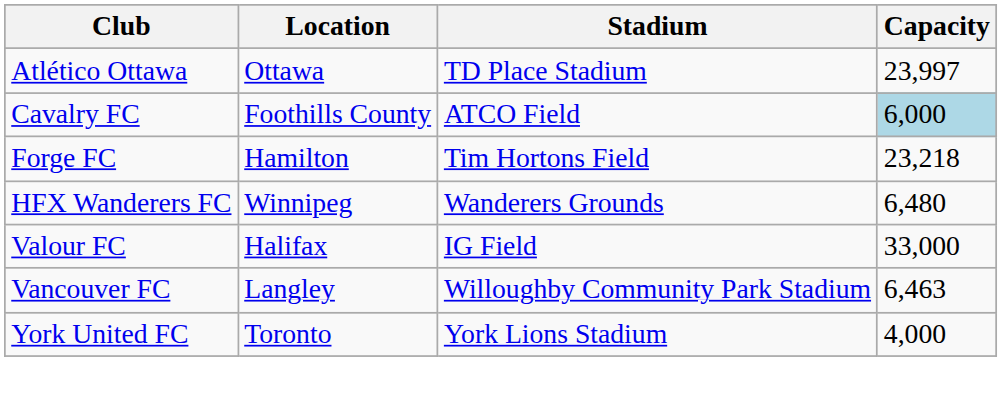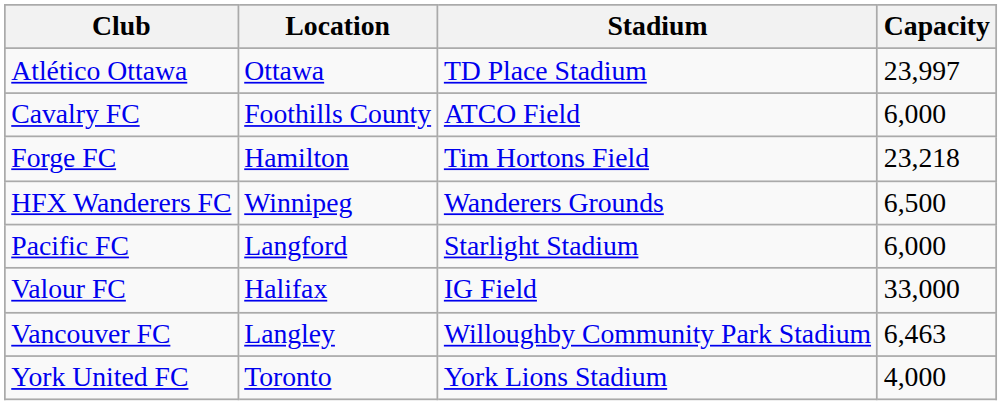(915, 114) lightblue background -> (915, 114) no background
(915, 202) 6,480 -> (915, 202) 6,500
+ row: (70, 245)
